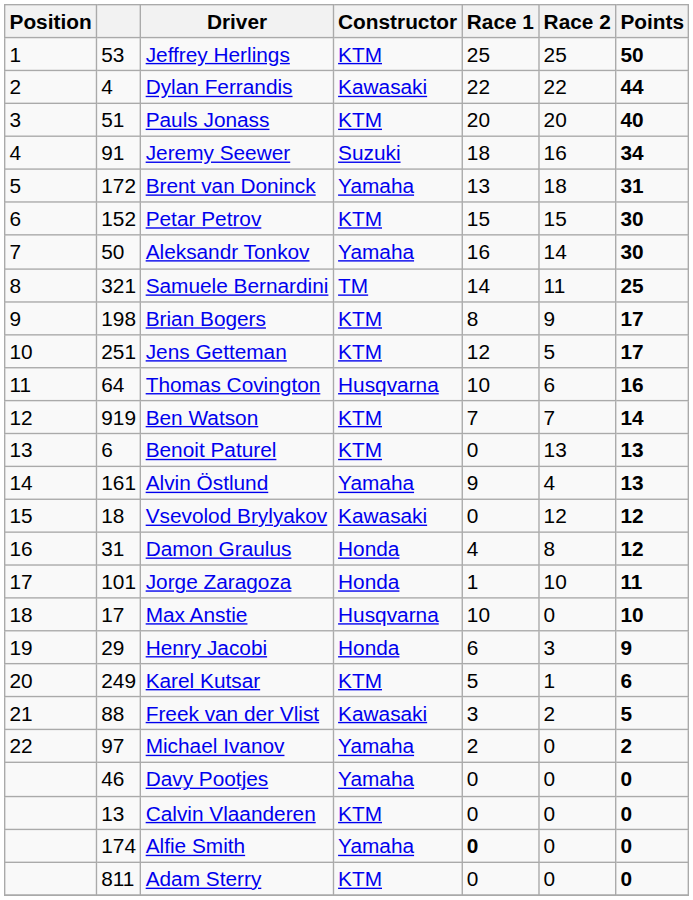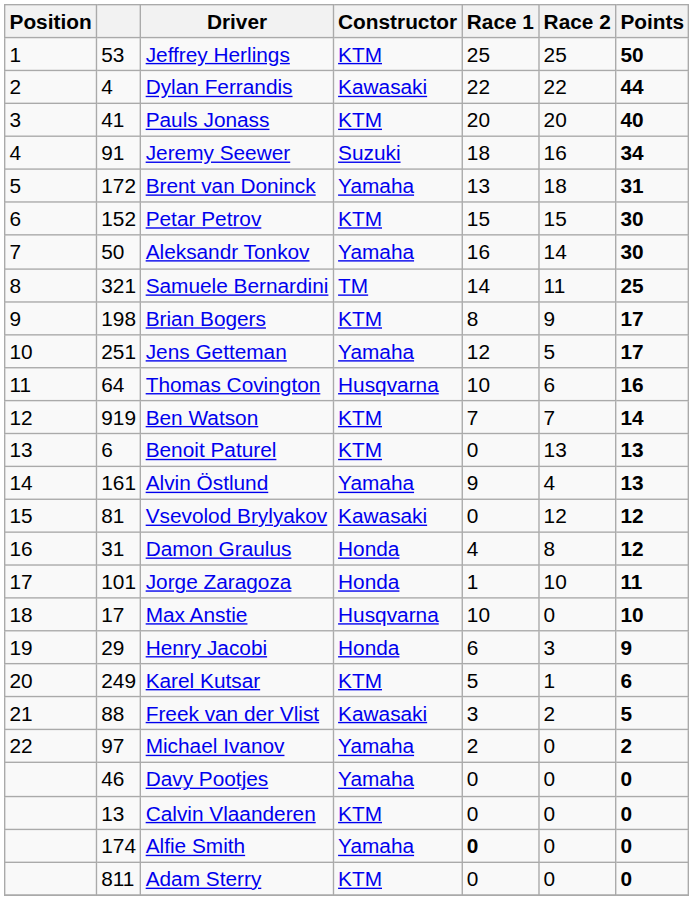(113, 120) 51 -> (113, 120) 41
(360, 351) KTM -> (376, 351) Yamaha
(113, 516) 18 -> (113, 516) 81
